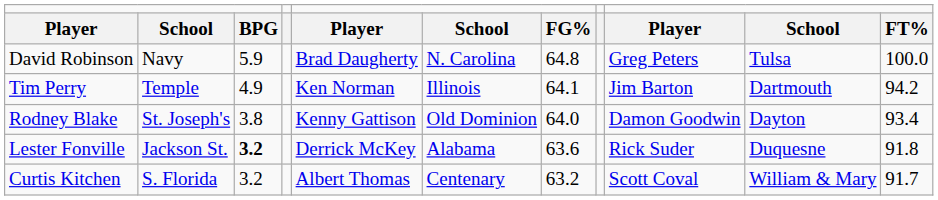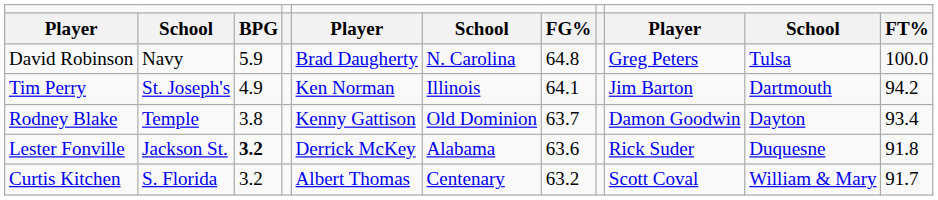(170, 88) Temple -> (186, 88) St. Joseph's
(186, 118) St. Joseph's -> (170, 118) Temple
(563, 118) 64.0 -> (563, 118) 63.7
